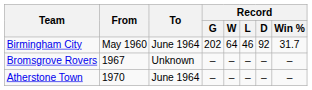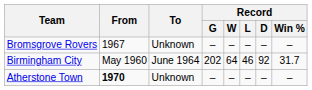rows swapped: (44, 45) <-> (52, 61)
(113, 77) normal -> (113, 77) bold
(175, 77) June 1964 -> (173, 77) Unknown
